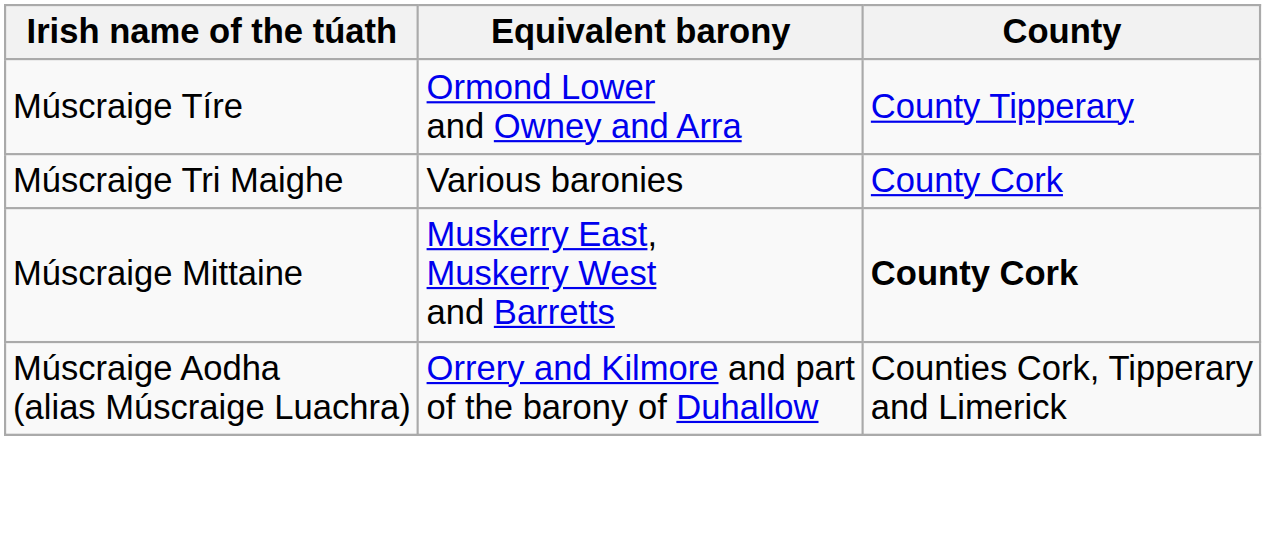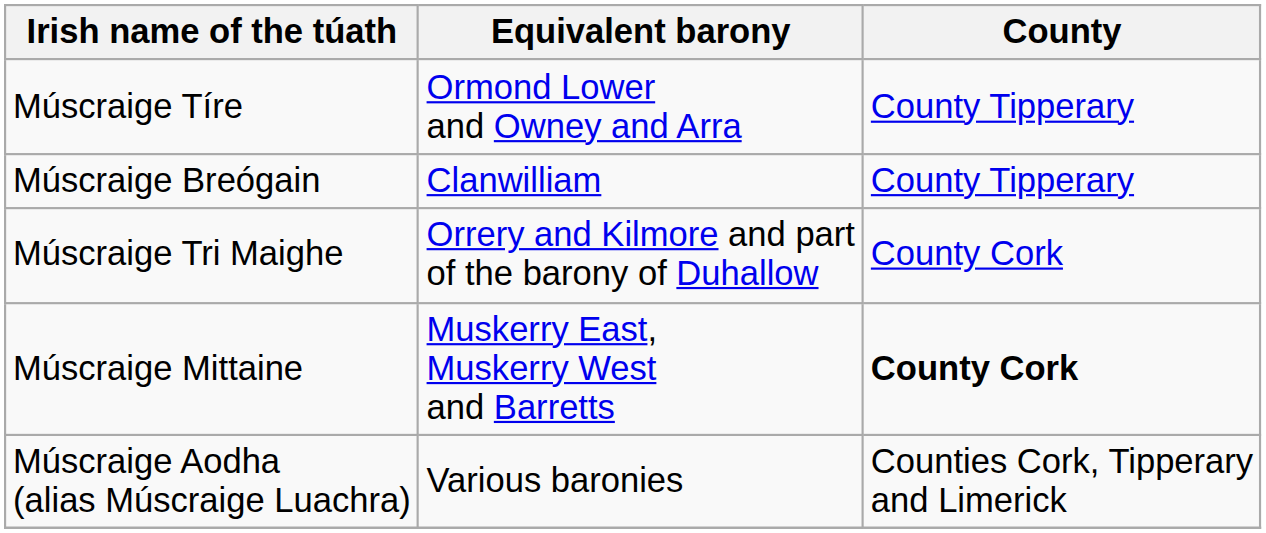+ row: (167, 180)
(555, 180) Various baronies -> (641, 254) Orrery and Kilmore and part of the barony of Duhallow
(641, 387) Orrery and Kilmore and part of the barony of Duhallow -> (555, 480) Various baronies
